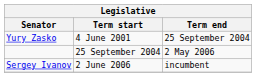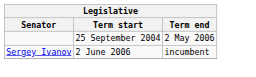- row: (31, 38)
